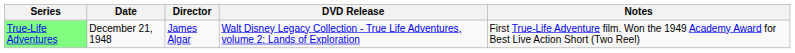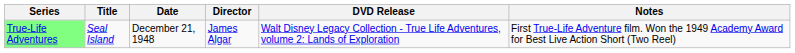+ column: (107, 12)
